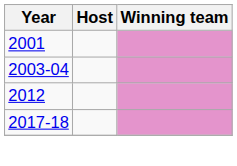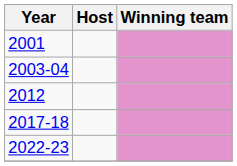+ row: (39, 148)
